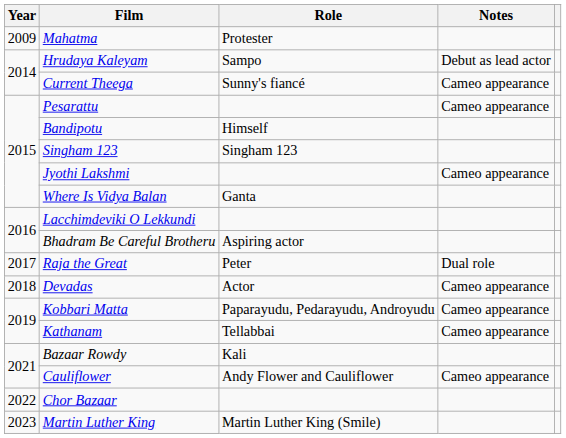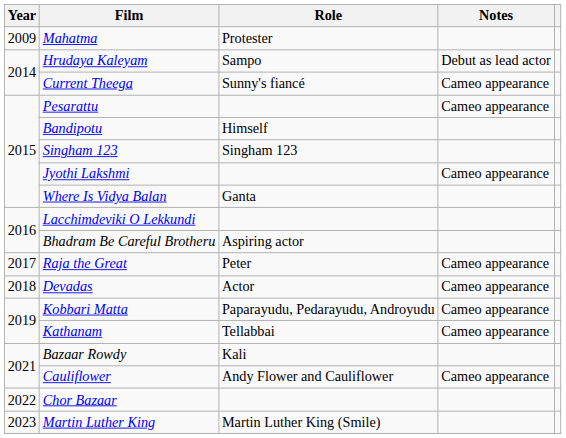(468, 264) Dual role -> (495, 264) Cameo appearance
